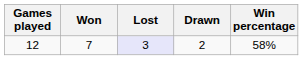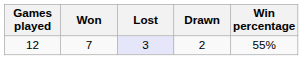(264, 45) 58% -> (264, 45) 55%
